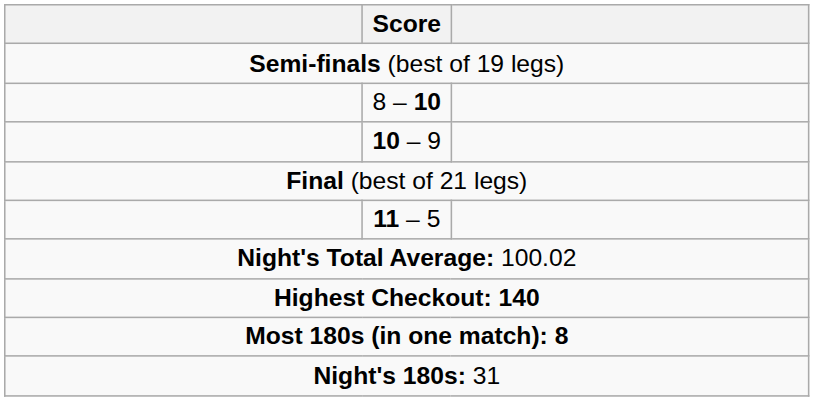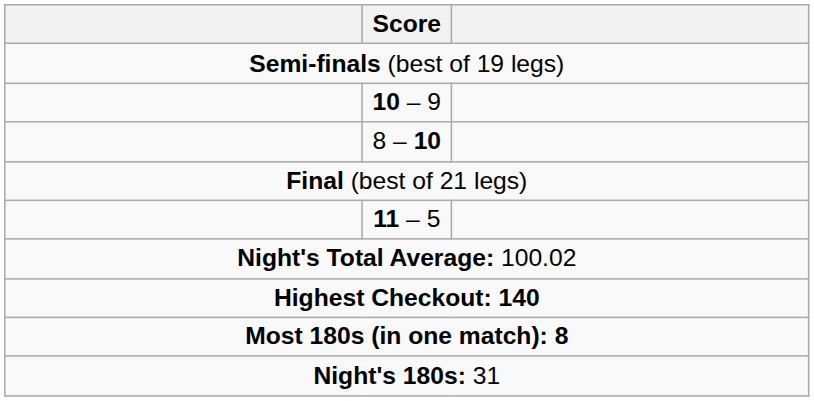rows swapped: (407, 102) <-> (407, 141)
